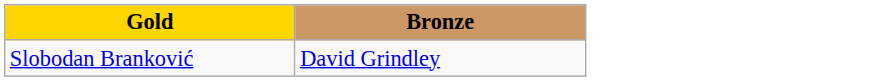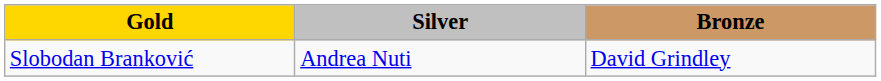+ column: (440, 22)
